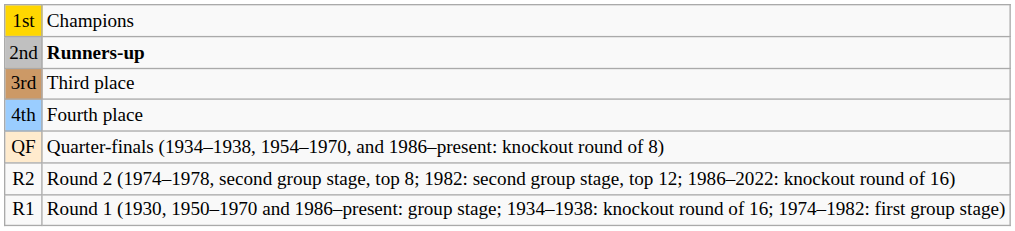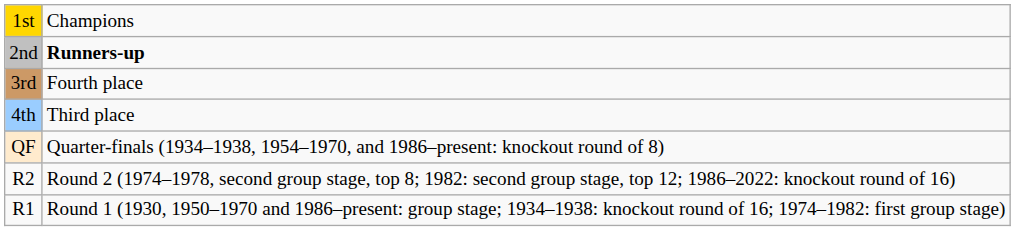(91, 83) Third place -> (95, 83) Fourth place
(95, 115) Fourth place -> (91, 115) Third place
